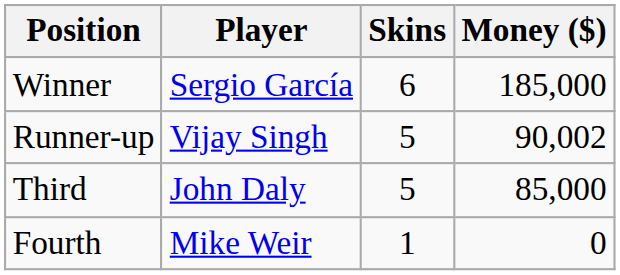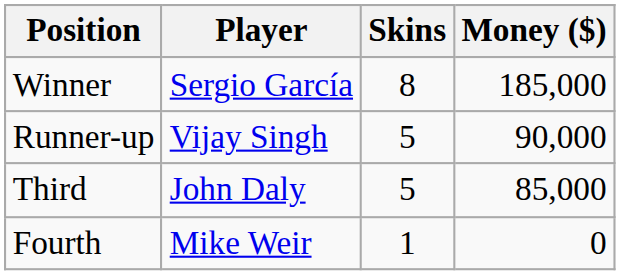(407, 83) 6 -> (407, 83) 8
(561, 136) 90,002 -> (561, 136) 90,000
